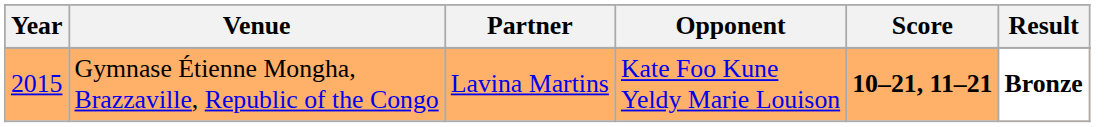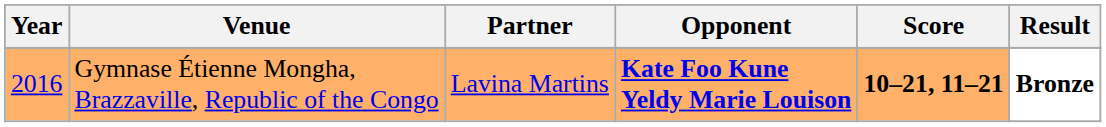(37, 83) 2015 -> (37, 83) 2016
(731, 83) normal -> (736, 83) bold
